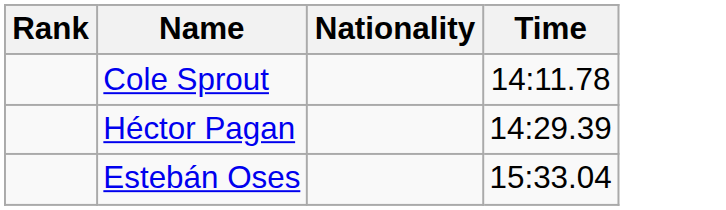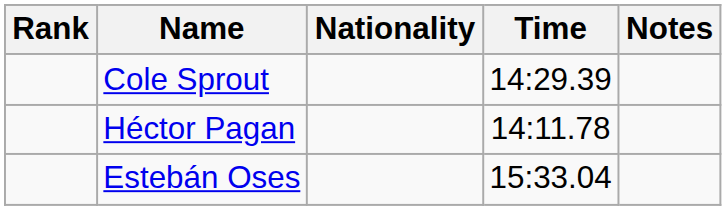+ column: (670, 29)
(551, 79) 14:11.78 -> (551, 79) 14:29.39
(551, 128) 14:29.39 -> (551, 128) 14:11.78
